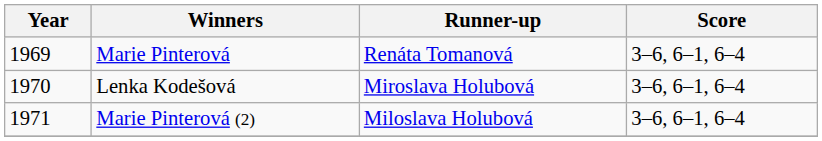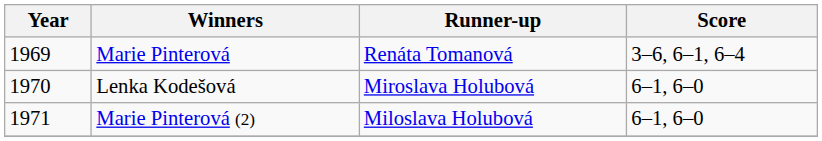(688, 86) 3–6, 6–1, 6–4 -> (667, 86) 6–1, 6–0
(688, 119) 3–6, 6–1, 6–4 -> (667, 119) 6–1, 6–0
